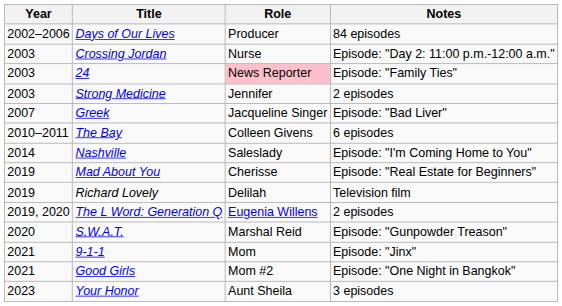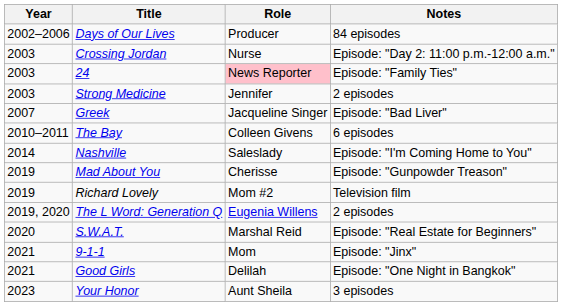(435, 172) Episode: "Real Estate for Beginners" -> (420, 172) Episode: "Gunpowder Treason"
(247, 192) Delilah -> (251, 192) Mom #2
(420, 232) Episode: "Gunpowder Treason" -> (435, 232) Episode: "Real Estate for Beginners"
(251, 271) Mom #2 -> (247, 271) Delilah
